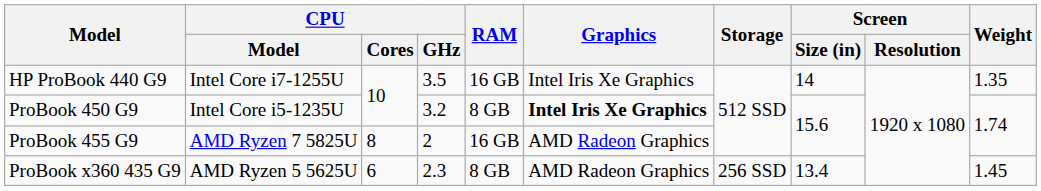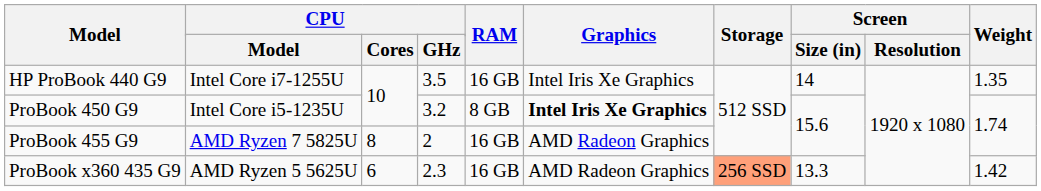(490, 170) 8 GB -> (494, 170) 16 GB
(752, 170) no background -> (752, 170) lightsalmon background
(812, 170) 13.4 -> (812, 170) 13.3
(990, 170) 1.45 -> (990, 170) 1.42
